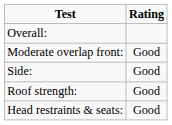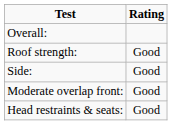rows swapped: (65, 52) <-> (42, 91)
